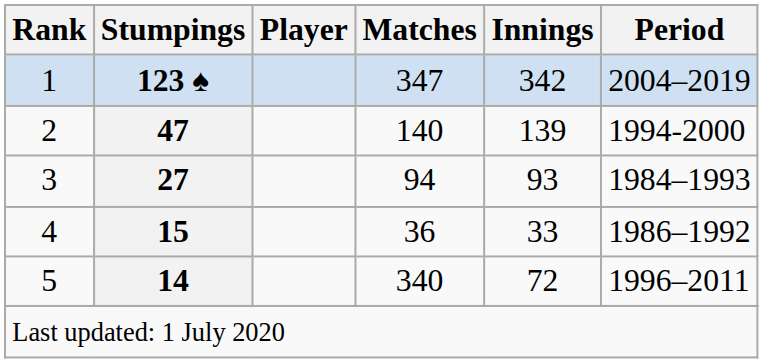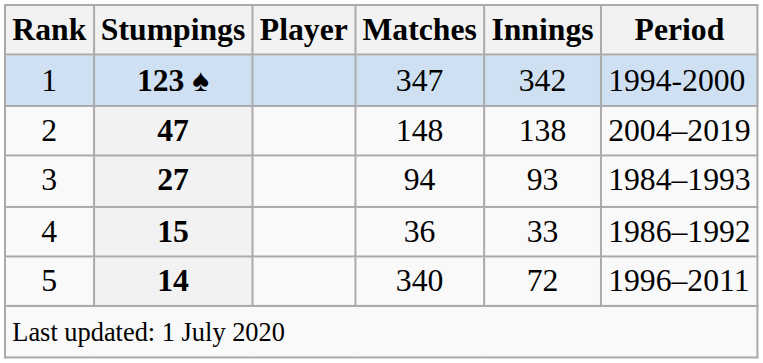(679, 79) 2004–2019 -> (677, 79) 1994-2000
(420, 130) 140 -> (420, 130) 148
(542, 130) 139 -> (542, 130) 138
(677, 130) 1994-2000 -> (679, 130) 2004–2019
